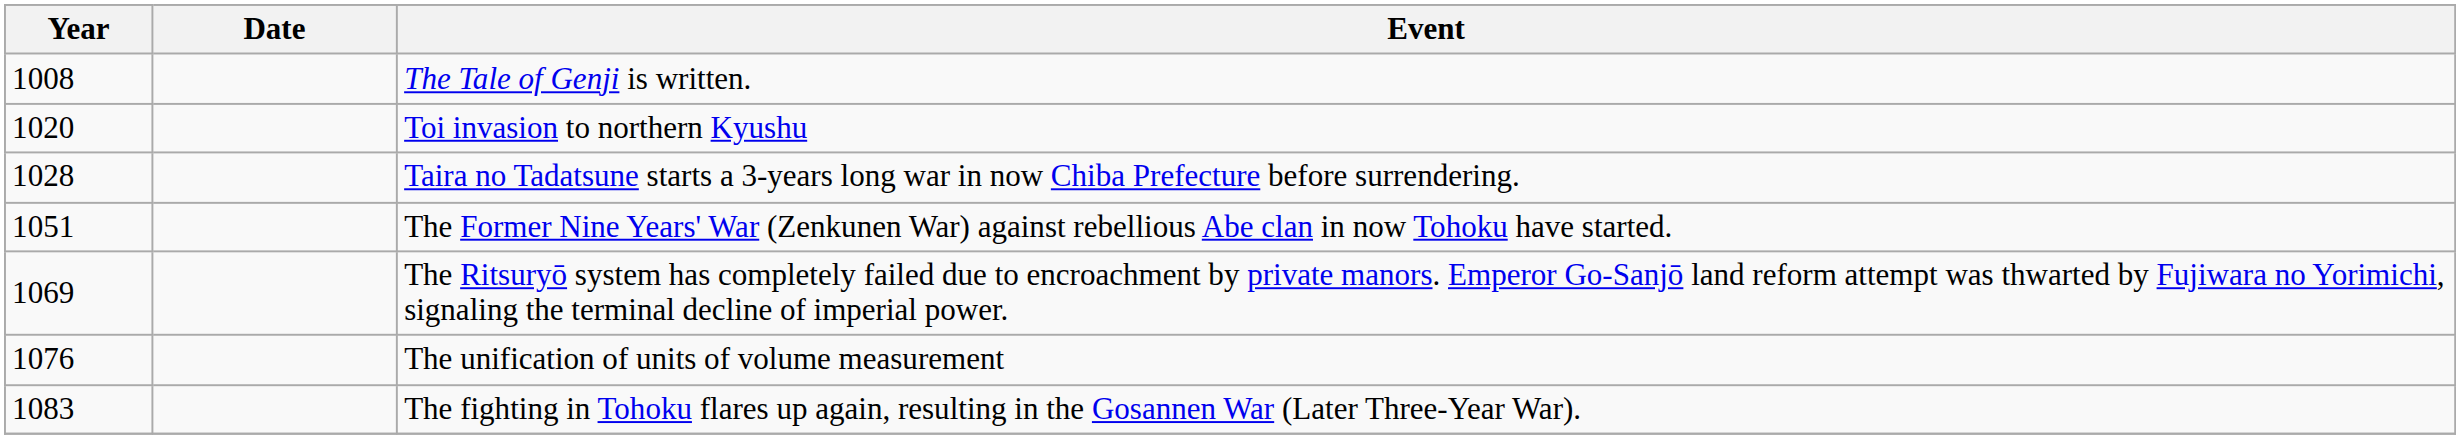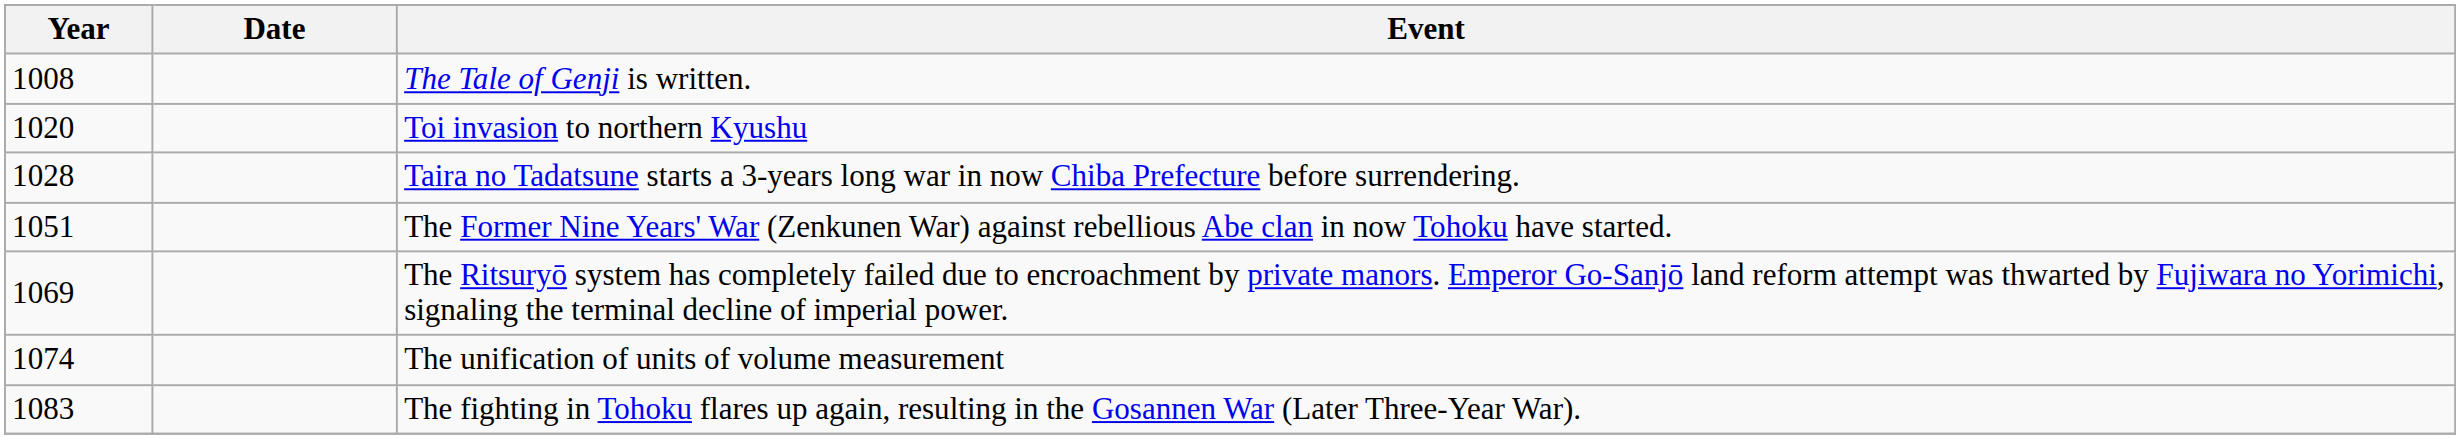(43, 359) 1076 -> (43, 359) 1074
